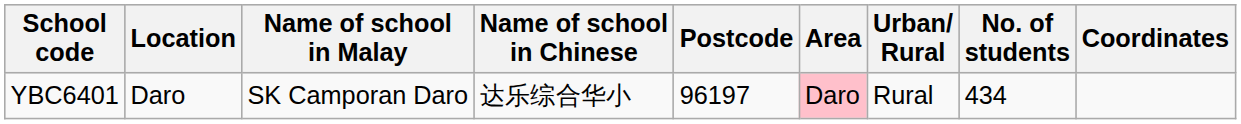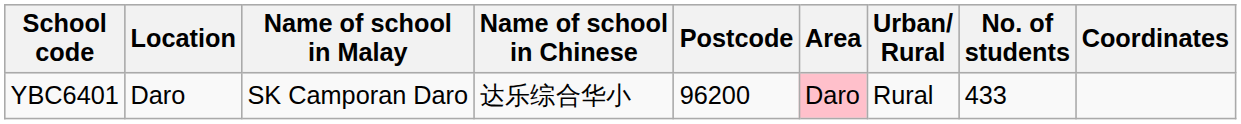(715, 95) 96197 -> (715, 95) 96200
(986, 95) 434 -> (986, 95) 433
